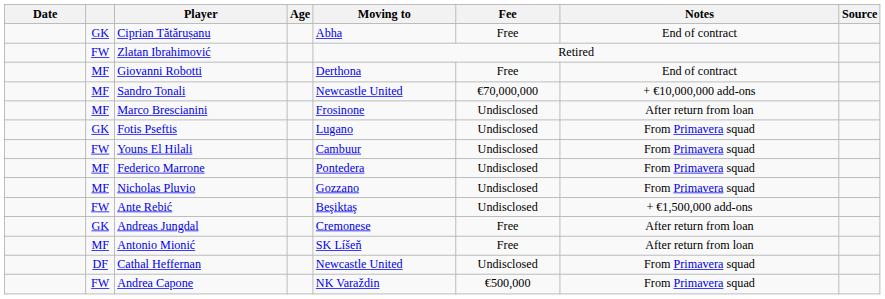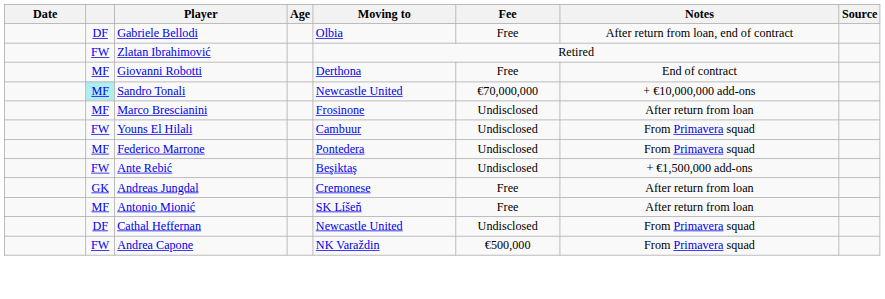- row: (164, 33)
+ row: (158, 33)
(100, 91) no background -> (100, 91) paleturquoise background
- row: (147, 129)
- row: (156, 187)
